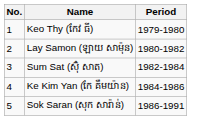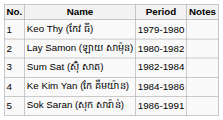+ column: (202, 12)
